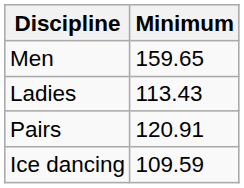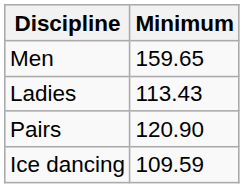(170, 129) 120.91 -> (170, 129) 120.90
